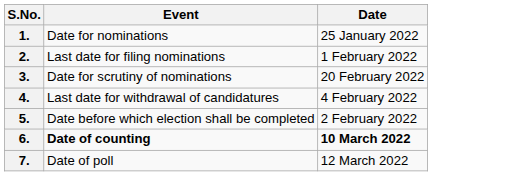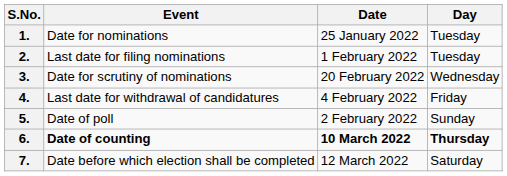+ column: (465, 14)
(181, 118) Date before which election shall be completed -> (80, 118) Date of poll
(80, 160) Date of poll -> (181, 160) Date before which election shall be completed
